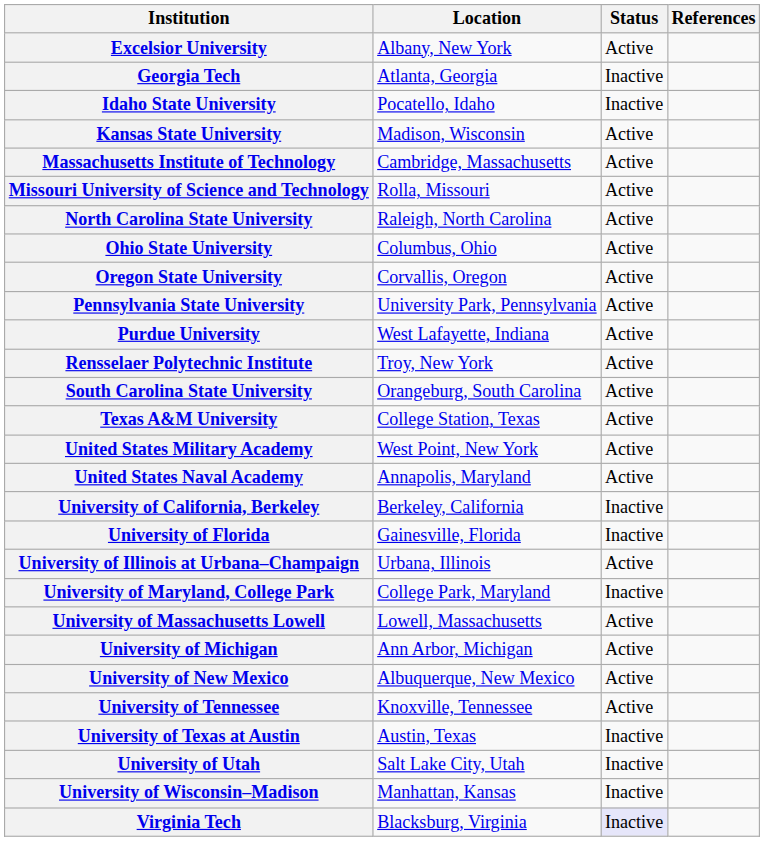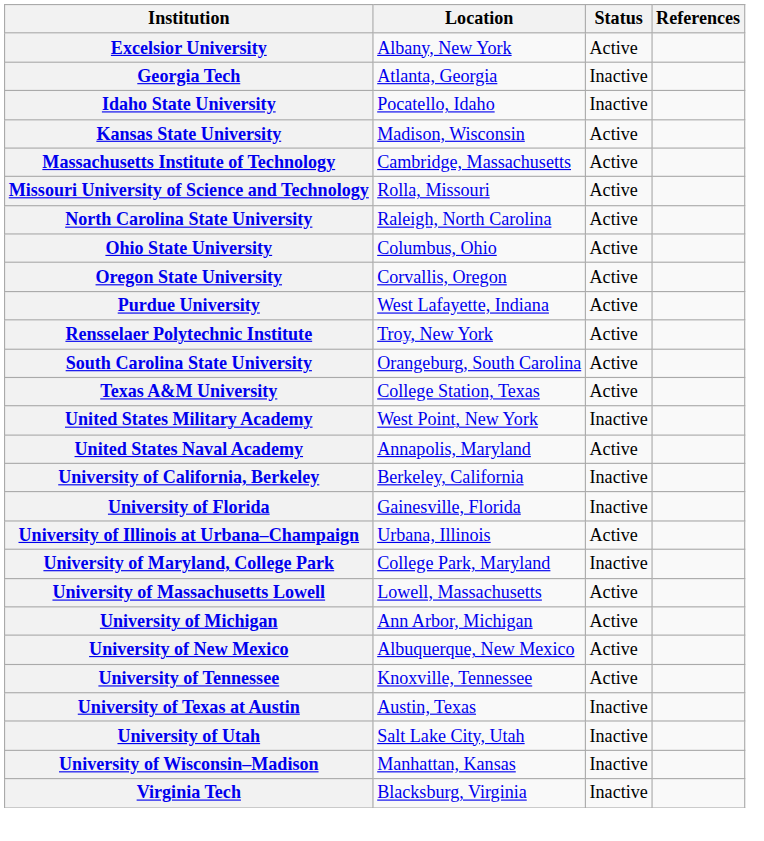- row: (189, 305)
(629, 448) Active -> (619, 420) Inactive
(634, 821) lavender background -> (619, 793) no background
